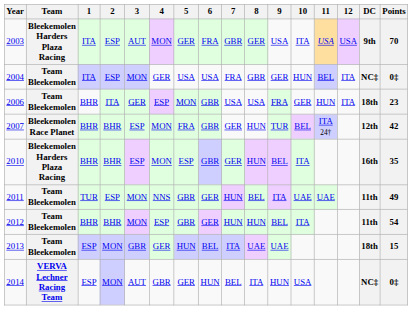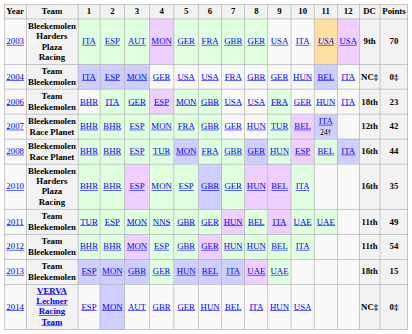+ row: (15, 151)
